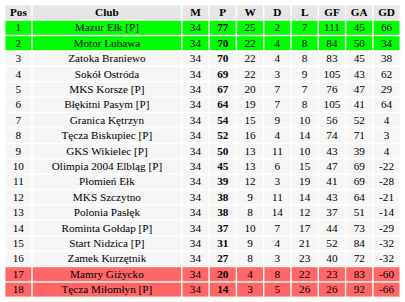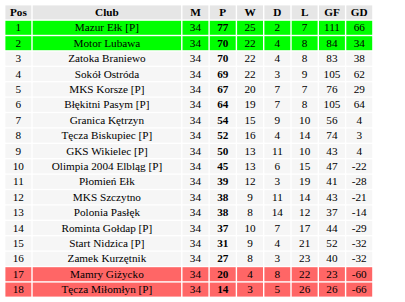- column: (359, 12)
